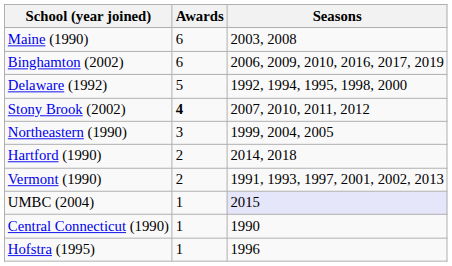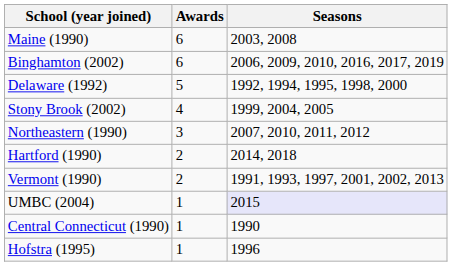(179, 109) bold -> (179, 109) normal
(300, 109) 2007, 2010, 2011, 2012 -> (282, 109) 1999, 2004, 2005
(282, 132) 1999, 2004, 2005 -> (300, 132) 2007, 2010, 2011, 2012
